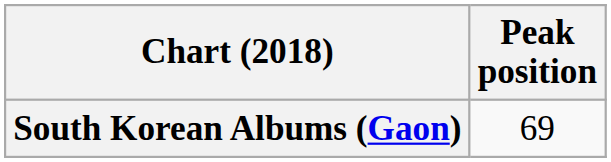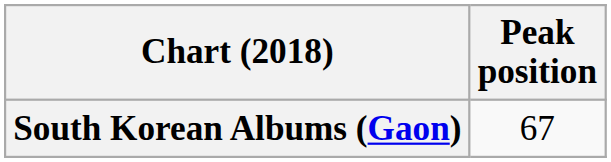(537, 127) 69 -> (537, 127) 67
